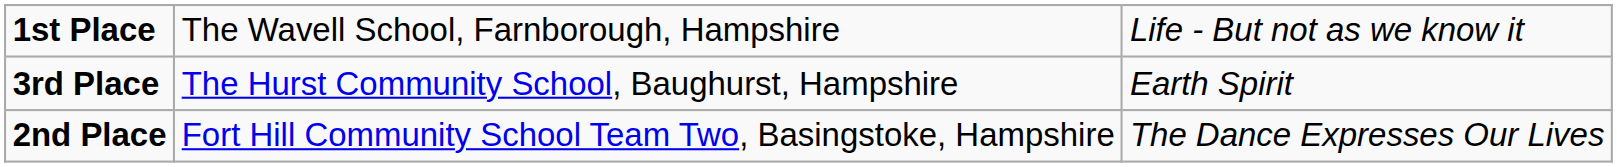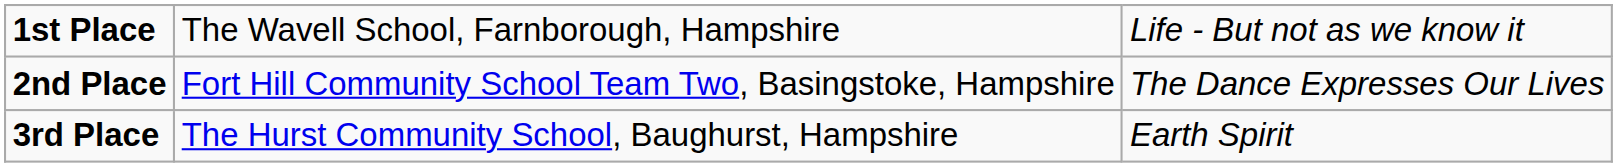rows swapped: (90, 135) <-> (86, 82)
